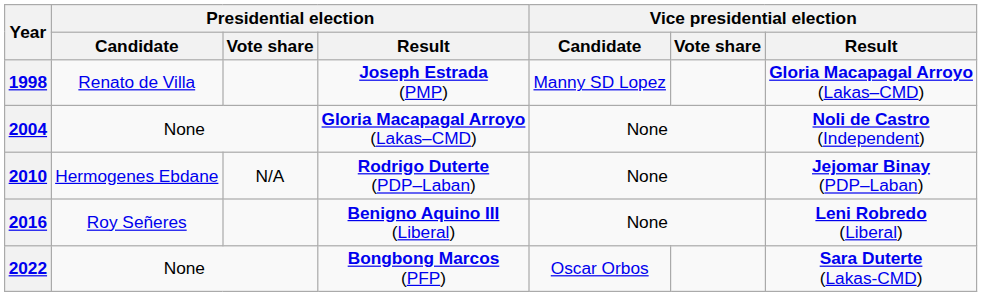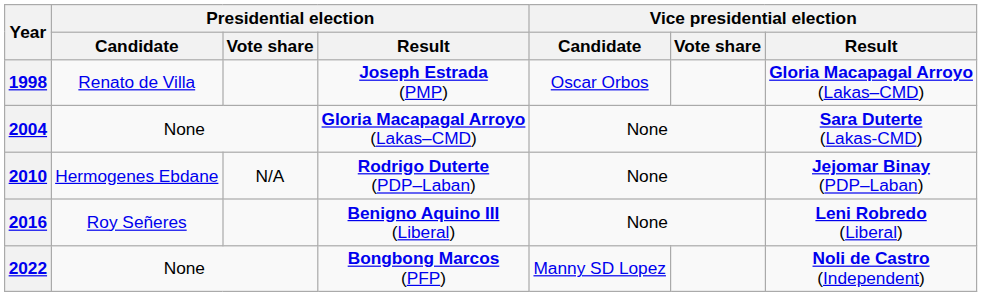(600, 83) Manny SD Lopez -> (600, 83) Oscar Orbos
(871, 129) Noli de Castro (Independent) -> (871, 129) Sara Duterte (Lakas-CMD)
(600, 269) Oscar Orbos -> (600, 269) Manny SD Lopez
(871, 269) Sara Duterte (Lakas-CMD) -> (871, 269) Noli de Castro (Independent)
